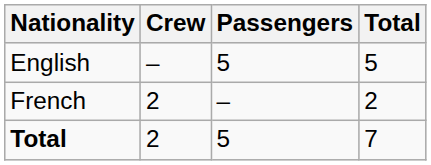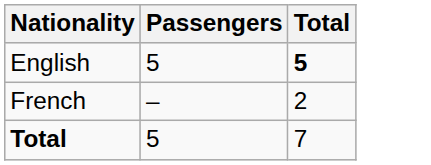- column: (176, 23)
(371, 62) normal -> (300, 62) bold
